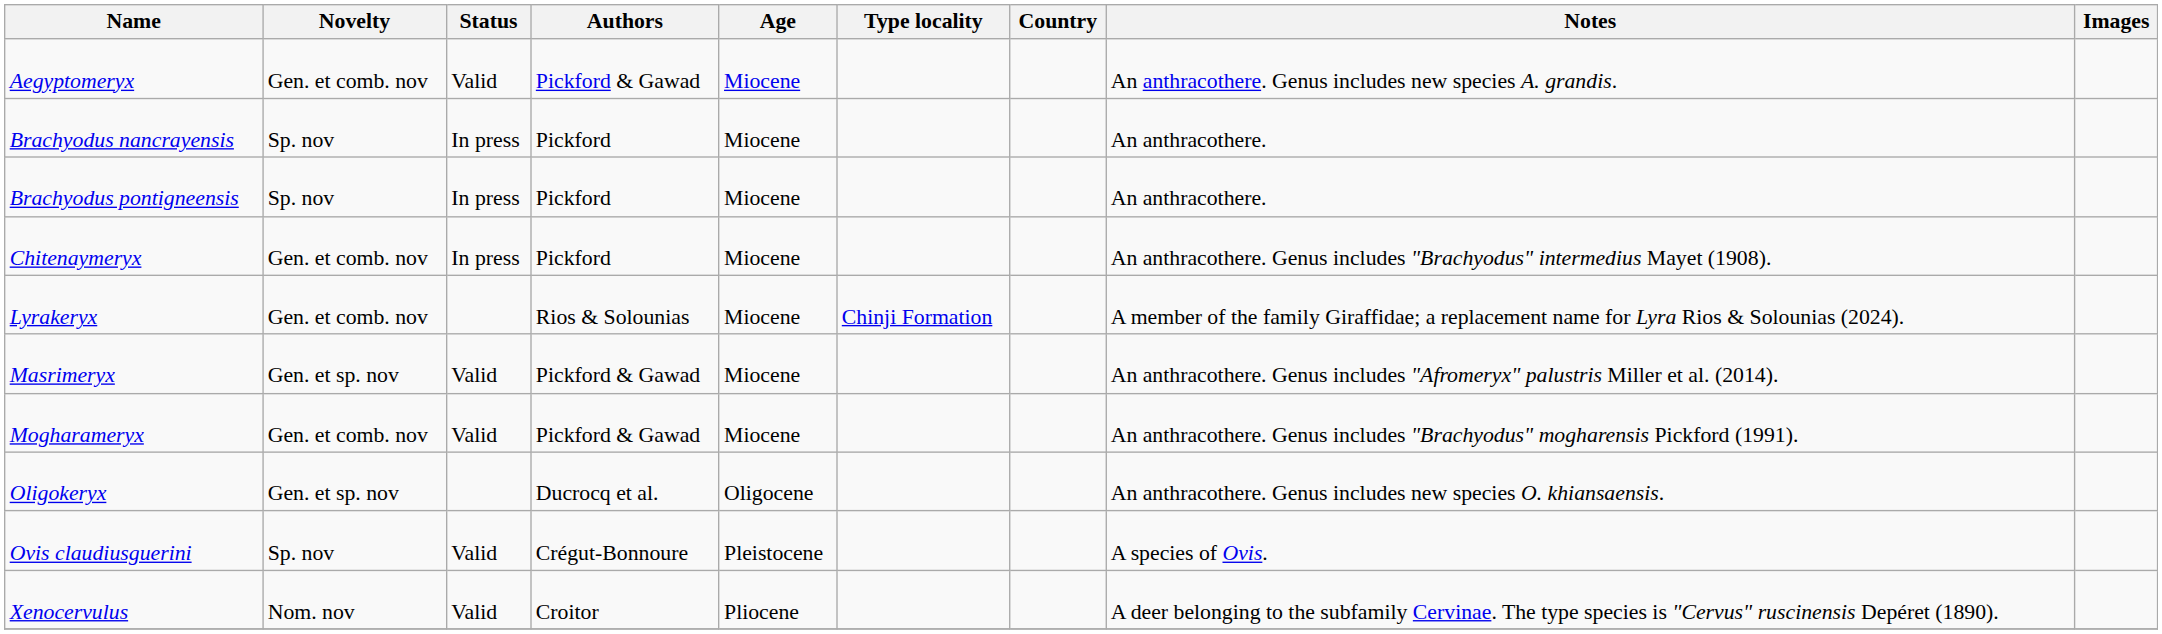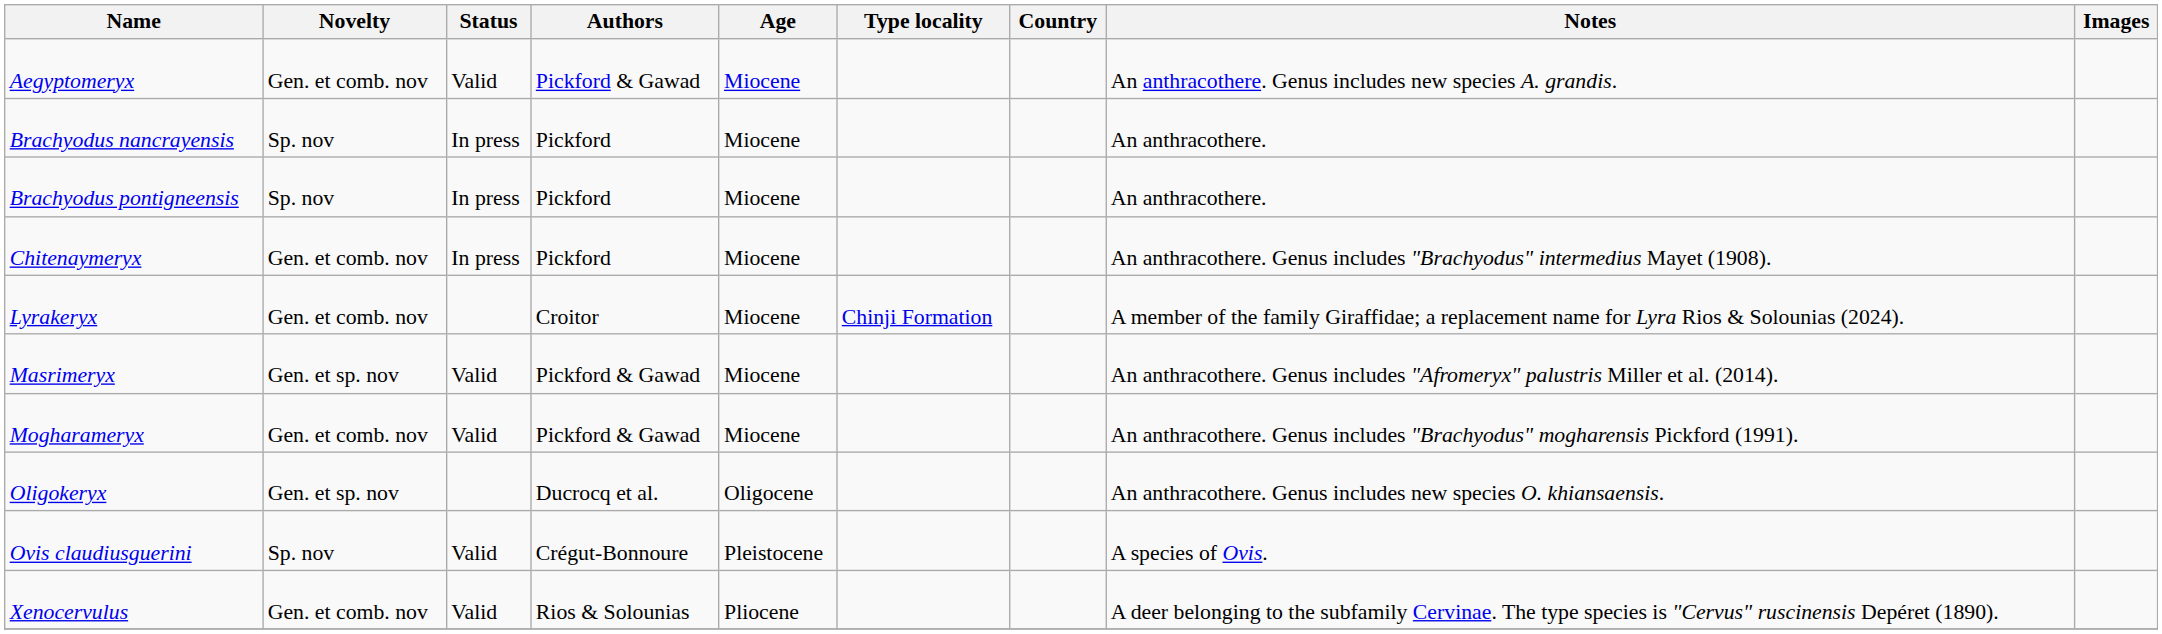(613, 316) Rios & Solounias -> (567, 316) Croitor
(311, 611) Nom. nov -> (348, 611) Gen. et comb. nov
(567, 611) Croitor -> (613, 611) Rios & Solounias
